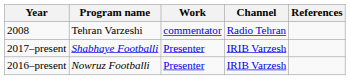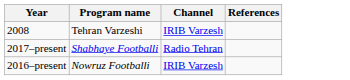- column: (192, 13)
(256, 30) Radio Tehran -> (193, 30) IRIB Varzesh
(256, 48) IRIB Varzesh -> (193, 48) Radio Tehran
